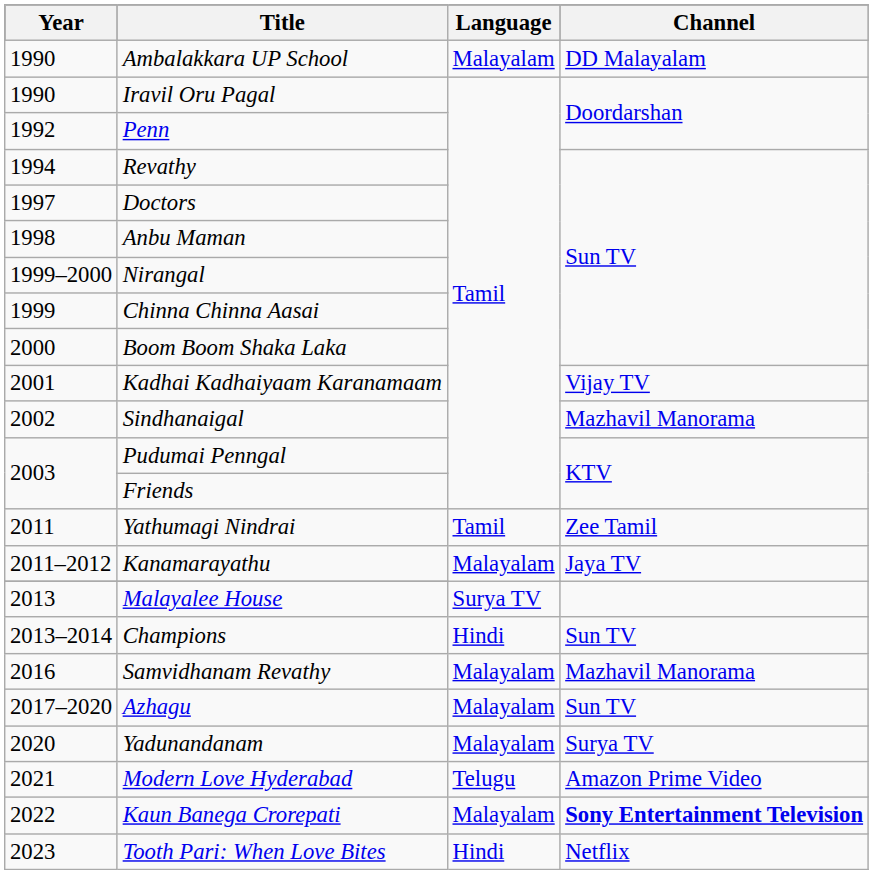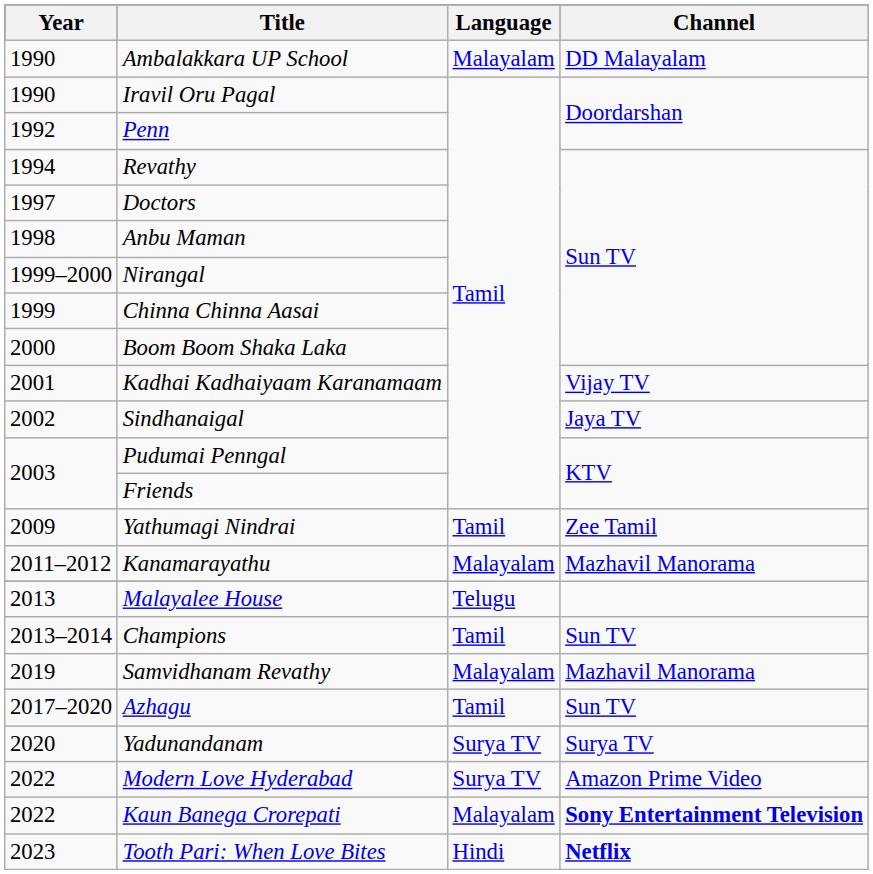(660, 418) Mazhavil Manorama -> (603, 418) Jaya TV
(32, 526) 2011 -> (33, 526) 2009
(603, 563) Jaya TV -> (660, 563) Mazhavil Manorama
(497, 599) Surya TV -> (484, 599) Telugu
(478, 635) Hindi -> (479, 635) Tamil
(33, 671) 2016 -> (33, 671) 2019
(504, 707) Malayalam -> (479, 707) Tamil
(504, 743) Malayalam -> (497, 743) Surya TV
(33, 779) 2021 -> (33, 779) 2022
(484, 779) Telugu -> (497, 779) Surya TV
(597, 851) normal -> (598, 851) bold
